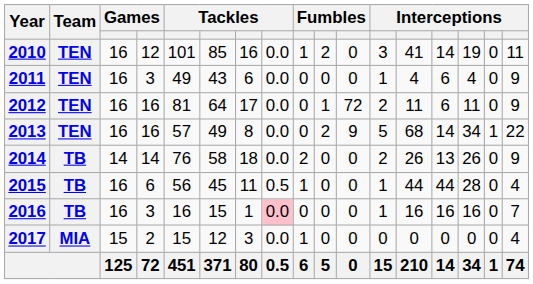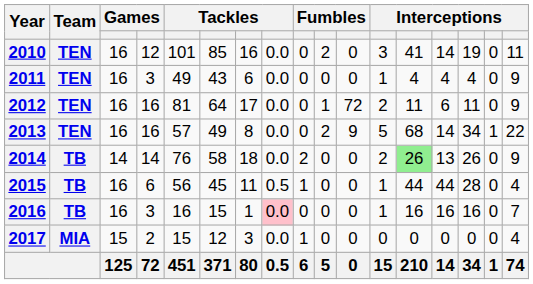(304, 52) 1 -> (304, 52) 0
(445, 78) 6 -> (445, 78) 4
(414, 158) no background -> (414, 158) lightgreen background
